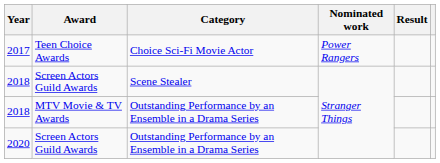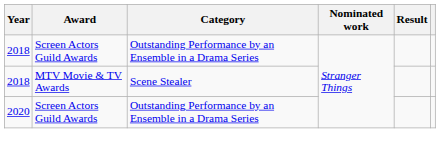- row: (18, 50)
(161, 81) Scene Stealer -> (202, 50) Outstanding Performance by an Ensemble in a Drama Series
(202, 112) Outstanding Performance by an Ensemble in a Drama Series -> (161, 81) Scene Stealer
